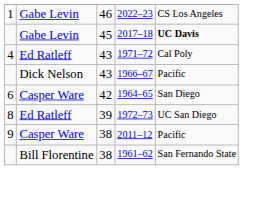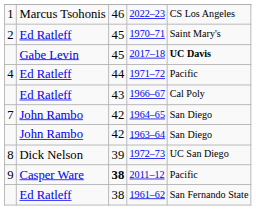(49, 14) Gabe Levin -> (63, 14) Marcus Tsohonis
+ row: (147, 34)
(106, 54) 43 -> (118, 74) 44
(175, 54) Cal Poly -> (184, 74) Pacific
(51, 74) Dick Nelson -> (45, 94) Ed Ratleff
(172, 74) Pacific -> (187, 94) Cal Poly
(10, 94) 6 -> (10, 114) 7
(52, 94) Casper Ware -> (51, 114) John Rambo
+ row: (147, 134)
(45, 114) Ed Ratleff -> (51, 154) Dick Nelson
(106, 134) normal -> (118, 174) bold
(56, 154) Bill Florentine -> (45, 194) Ed Ratleff
